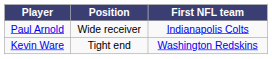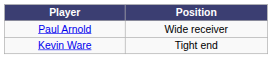- column: (208, 12)
